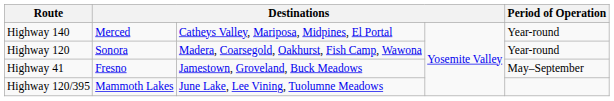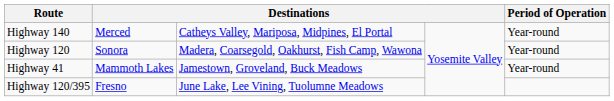(111, 68) Fresno -> (134, 68) Mammoth Lakes
(546, 68) May–September -> (533, 68) Year-round
(134, 86) Mammoth Lakes -> (111, 86) Fresno
